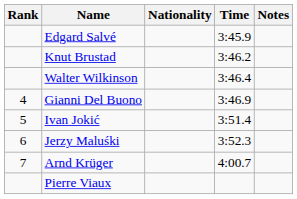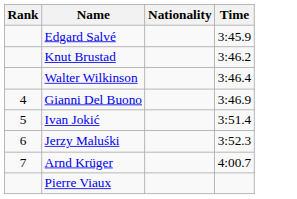- column: (273, 15)
